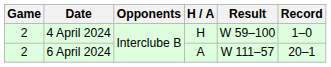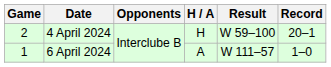(302, 33) 1–0 -> (302, 33) 20–1
(24, 52) 2 -> (24, 52) 1
(302, 52) 20–1 -> (302, 52) 1–0
